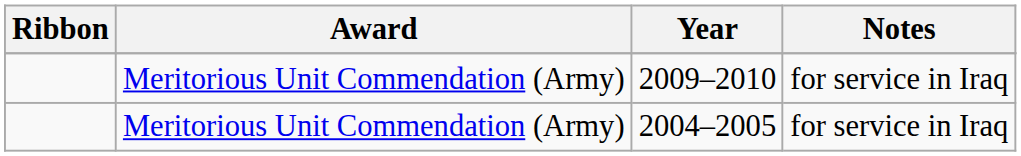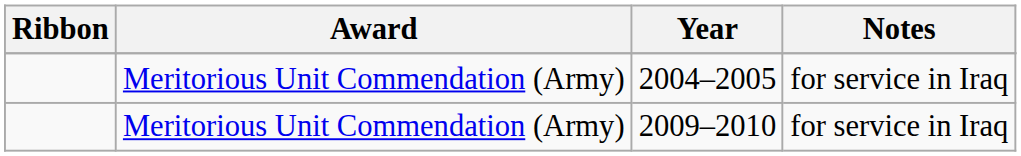rows swapped: (707, 126) <-> (707, 77)
